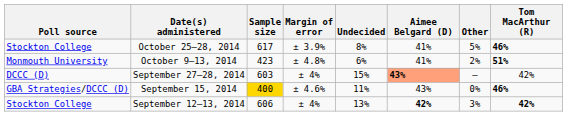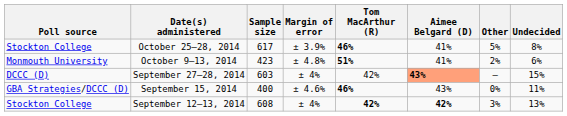columns swapped: (526, 22) <-> (361, 32)
(265, 90) gold background -> (265, 90) no background
(265, 104) 606 -> (265, 104) 608
